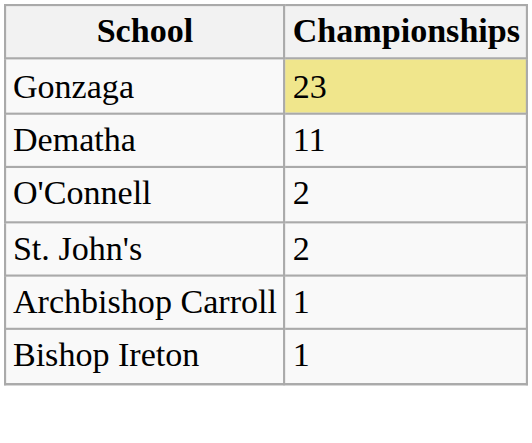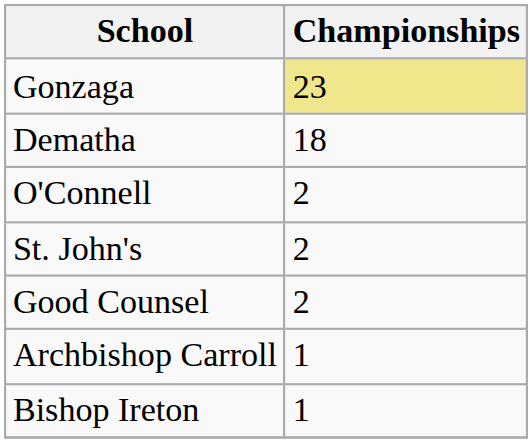(309, 139) 11 -> (310, 139) 18
+ row: (111, 301)
